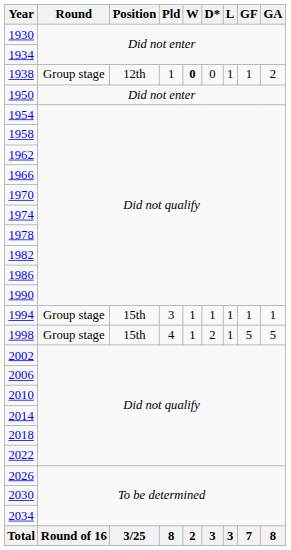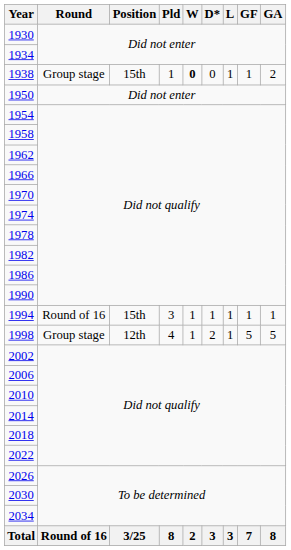(134, 74) 12th -> (134, 74) 15th
(74, 315) Group stage -> (74, 315) Round of 16
(134, 335) 15th -> (134, 335) 12th
